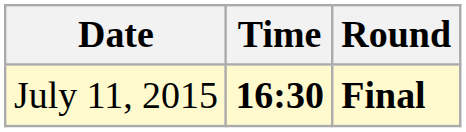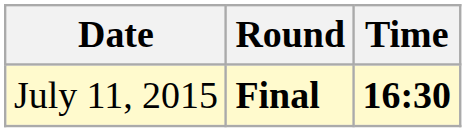columns swapped: (280, 34) <-> (396, 34)
